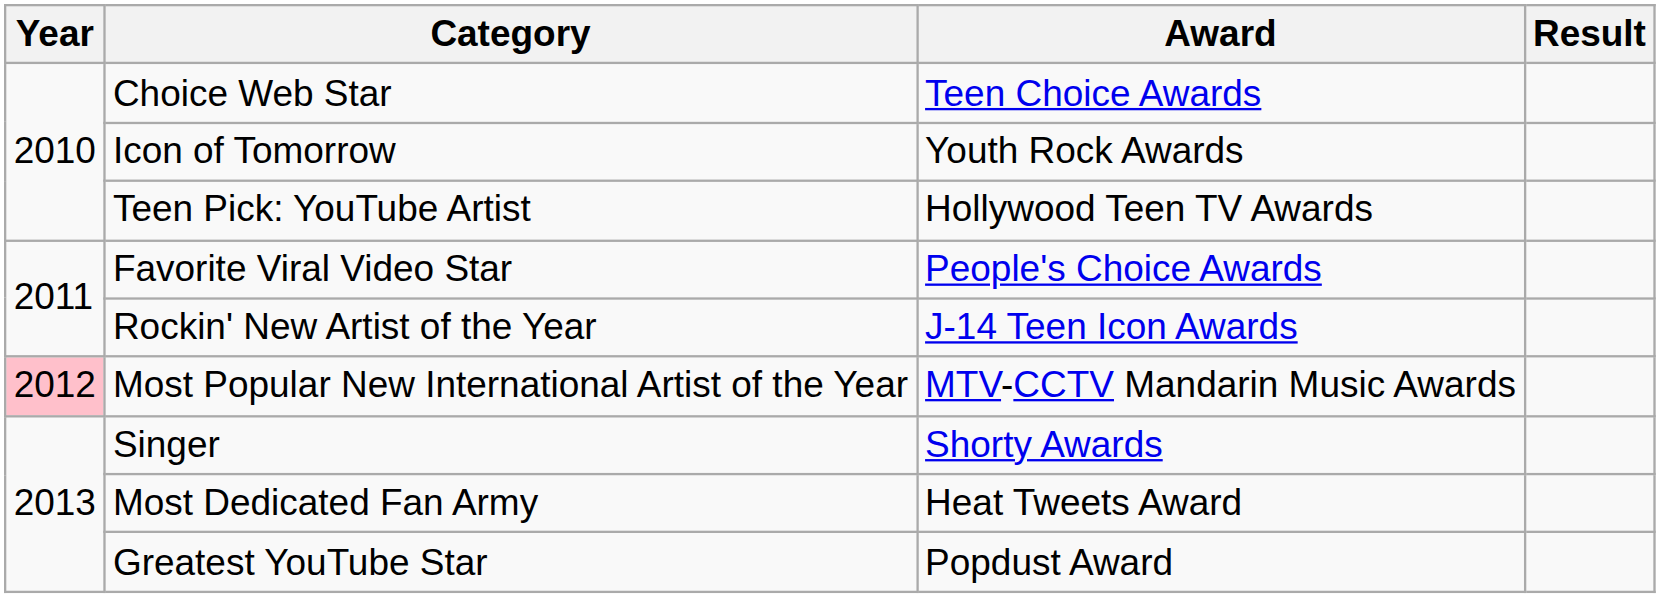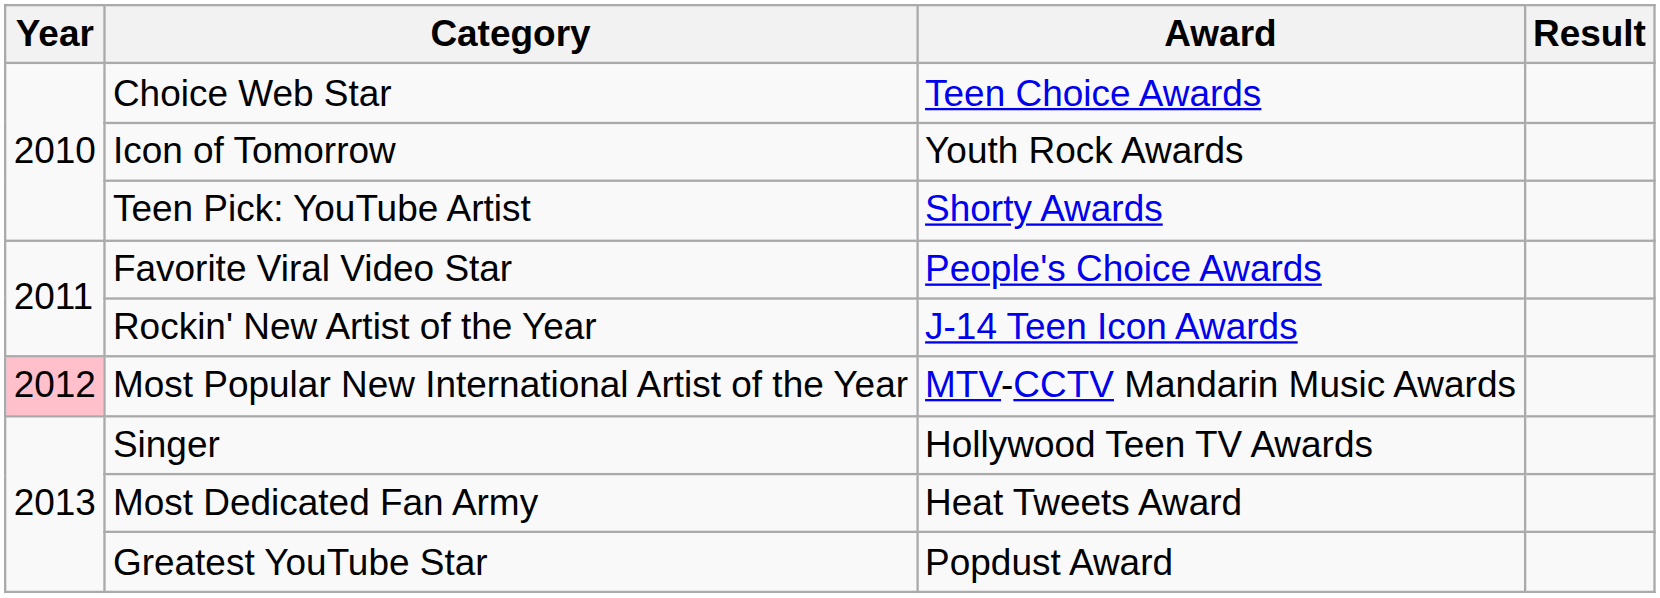(1149, 209) Hollywood Teen TV Awards -> (1044, 209) Shorty Awards
(1044, 444) Shorty Awards -> (1149, 444) Hollywood Teen TV Awards
